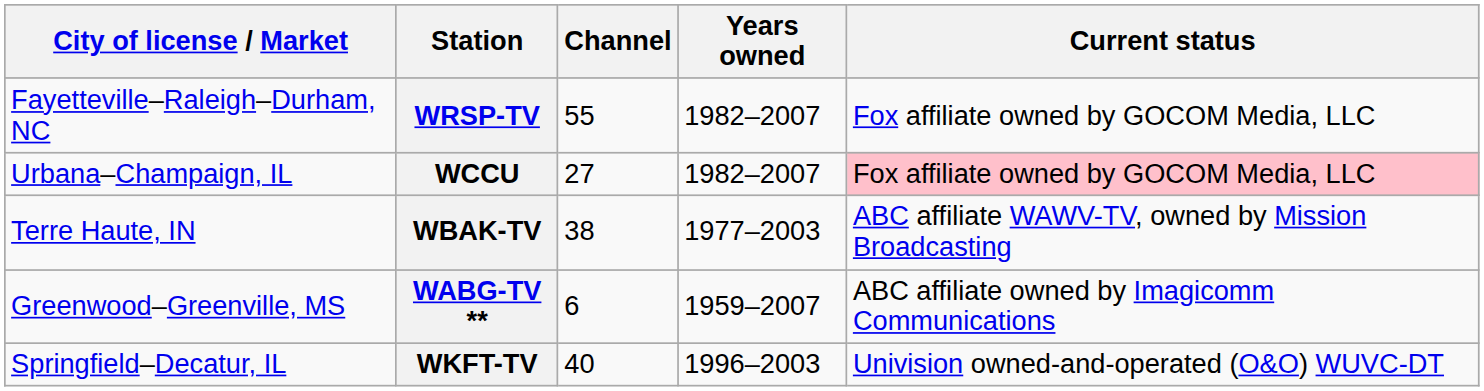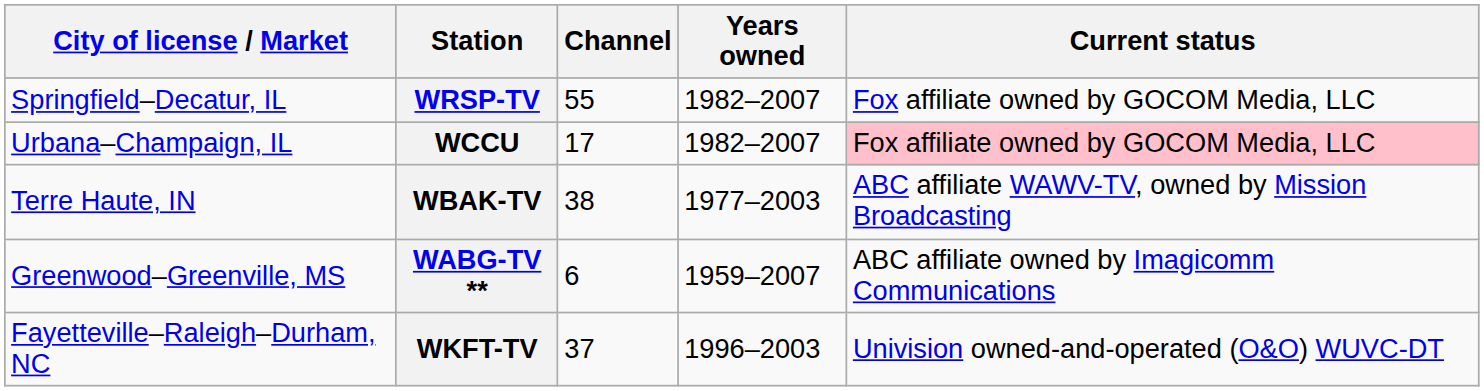(193, 115) Fayetteville–Raleigh–Durham, NC -> (149, 99) Springfield–Decatur, IL
(579, 173) 27 -> (579, 142) 17
(149, 364) Springfield–Decatur, IL -> (193, 348) Fayetteville–Raleigh–Durham, NC
(579, 364) 40 -> (579, 348) 37
